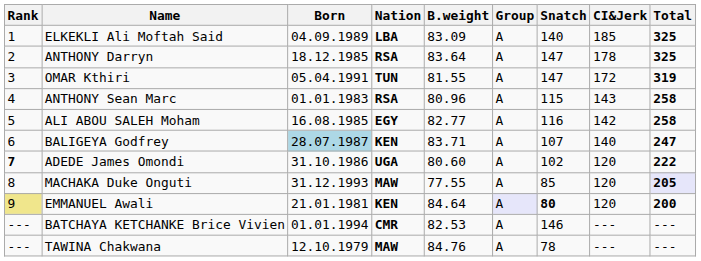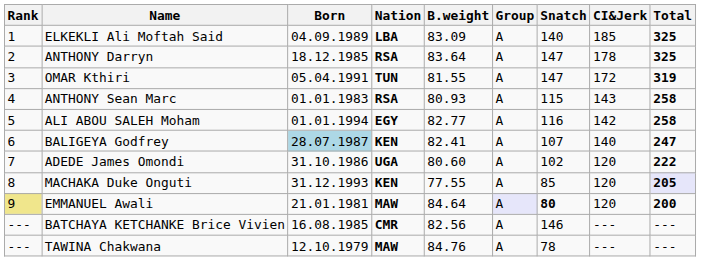(447, 99) 80.96 -> (447, 99) 80.93
(330, 120) 16.08.1985 -> (330, 120) 01.01.1994
(447, 141) 83.71 -> (447, 141) 82.41
(11, 162) bold -> (11, 162) normal
(386, 183) MAW -> (386, 183) KEN
(386, 204) KEN -> (386, 204) MAW
(330, 225) 01.01.1994 -> (330, 225) 16.08.1985
(447, 225) 82.53 -> (447, 225) 82.56
